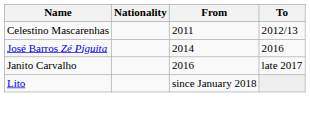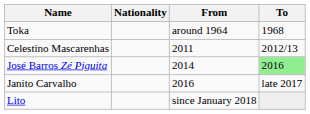+ row: (18, 30)
(273, 48) no background -> (273, 65) lightgreen background
